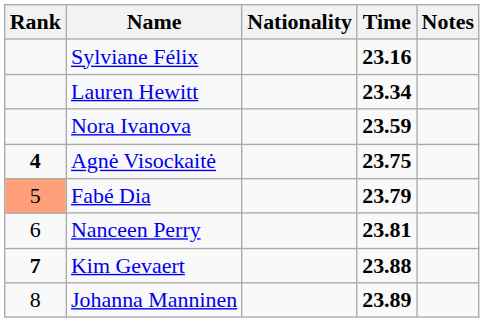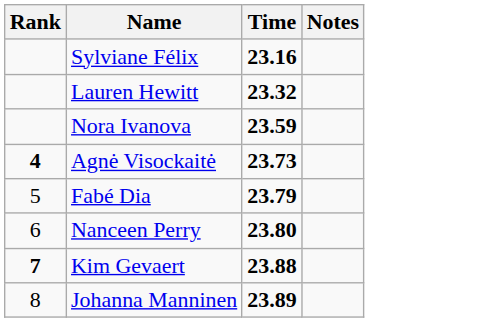- column: (300, 21)
(387, 91) 23.34 -> (272, 91) 23.32
(387, 160) 23.75 -> (272, 160) 23.73
(35, 195) lightsalmon background -> (35, 195) no background
(387, 230) 23.81 -> (272, 230) 23.80
